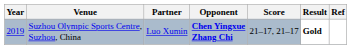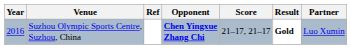columns swapped: (167, 12) <-> (338, 12)
(15, 32) 2019 -> (15, 32) 2016
